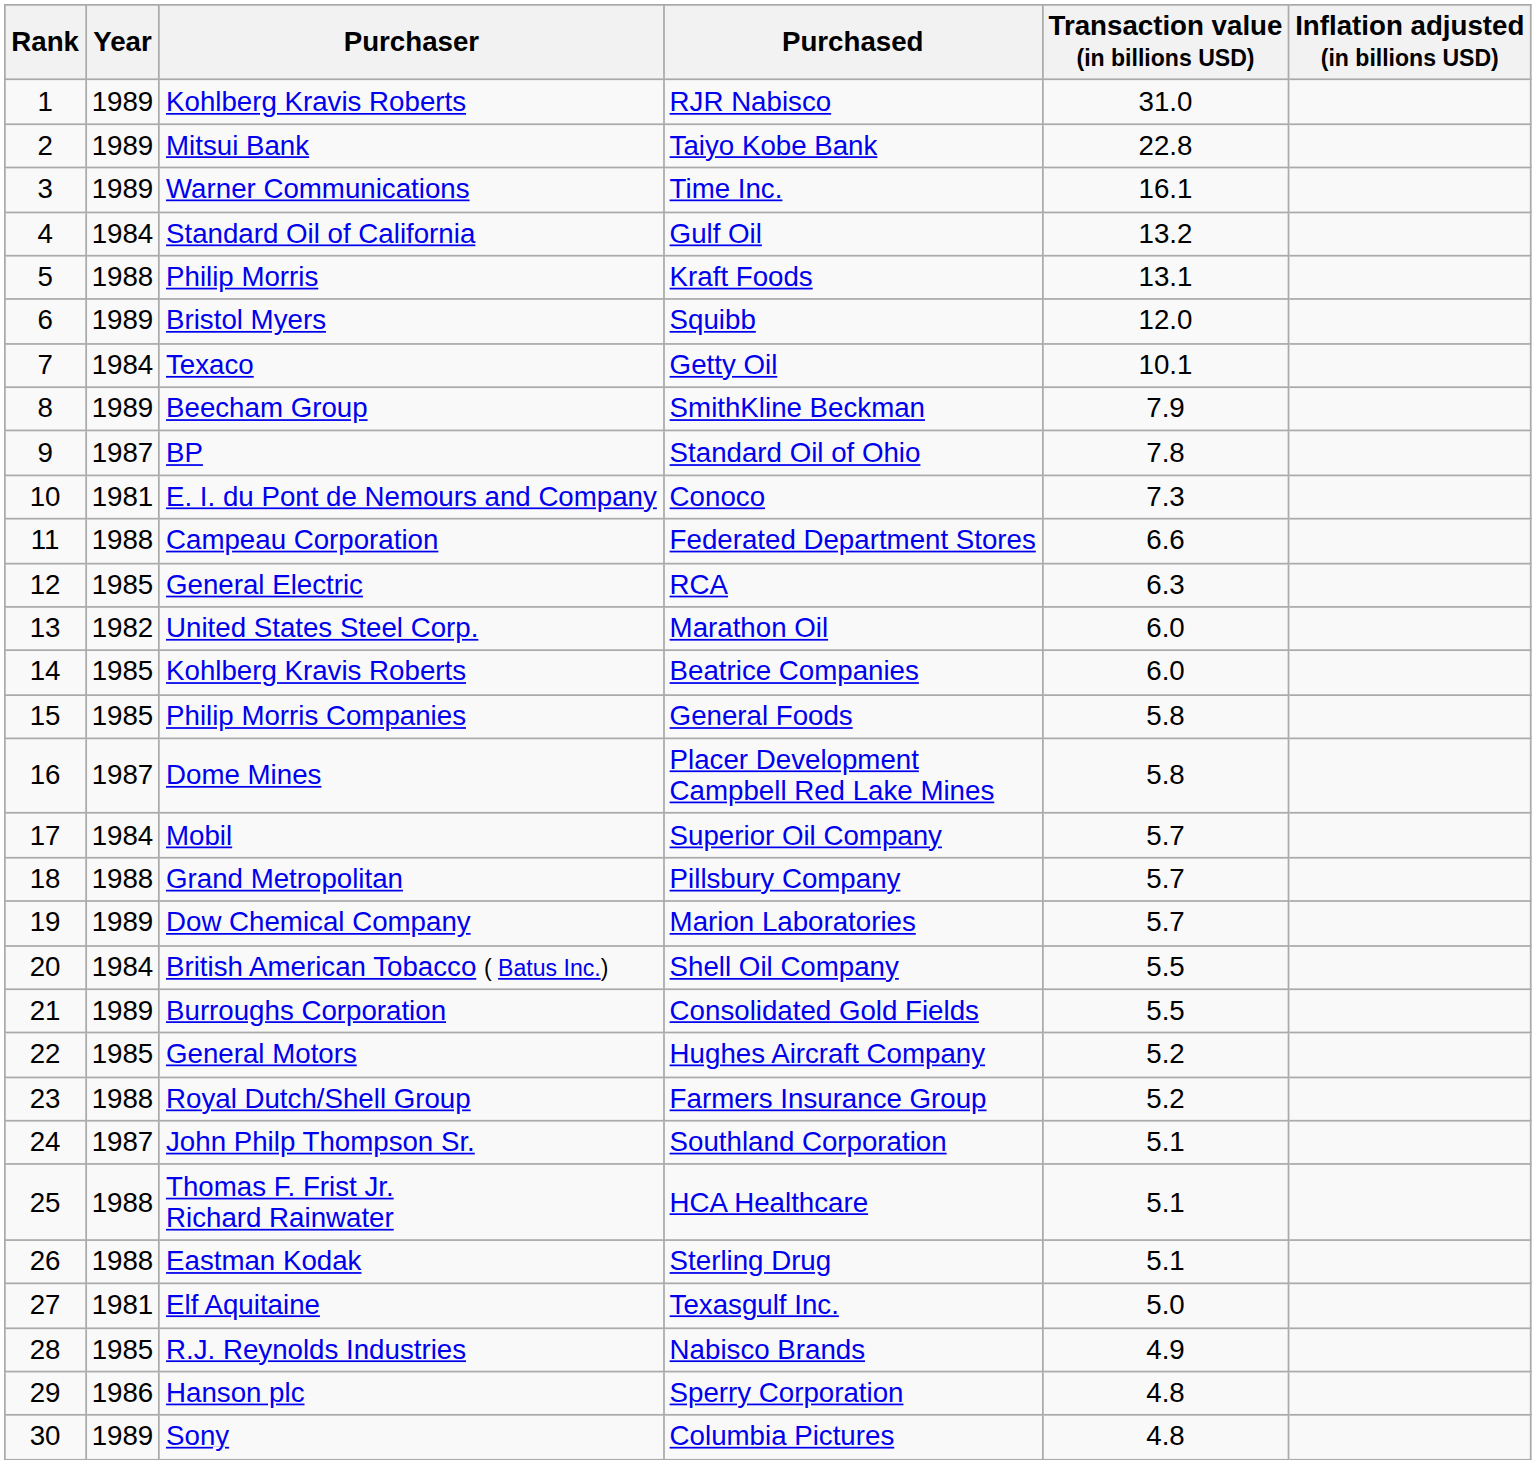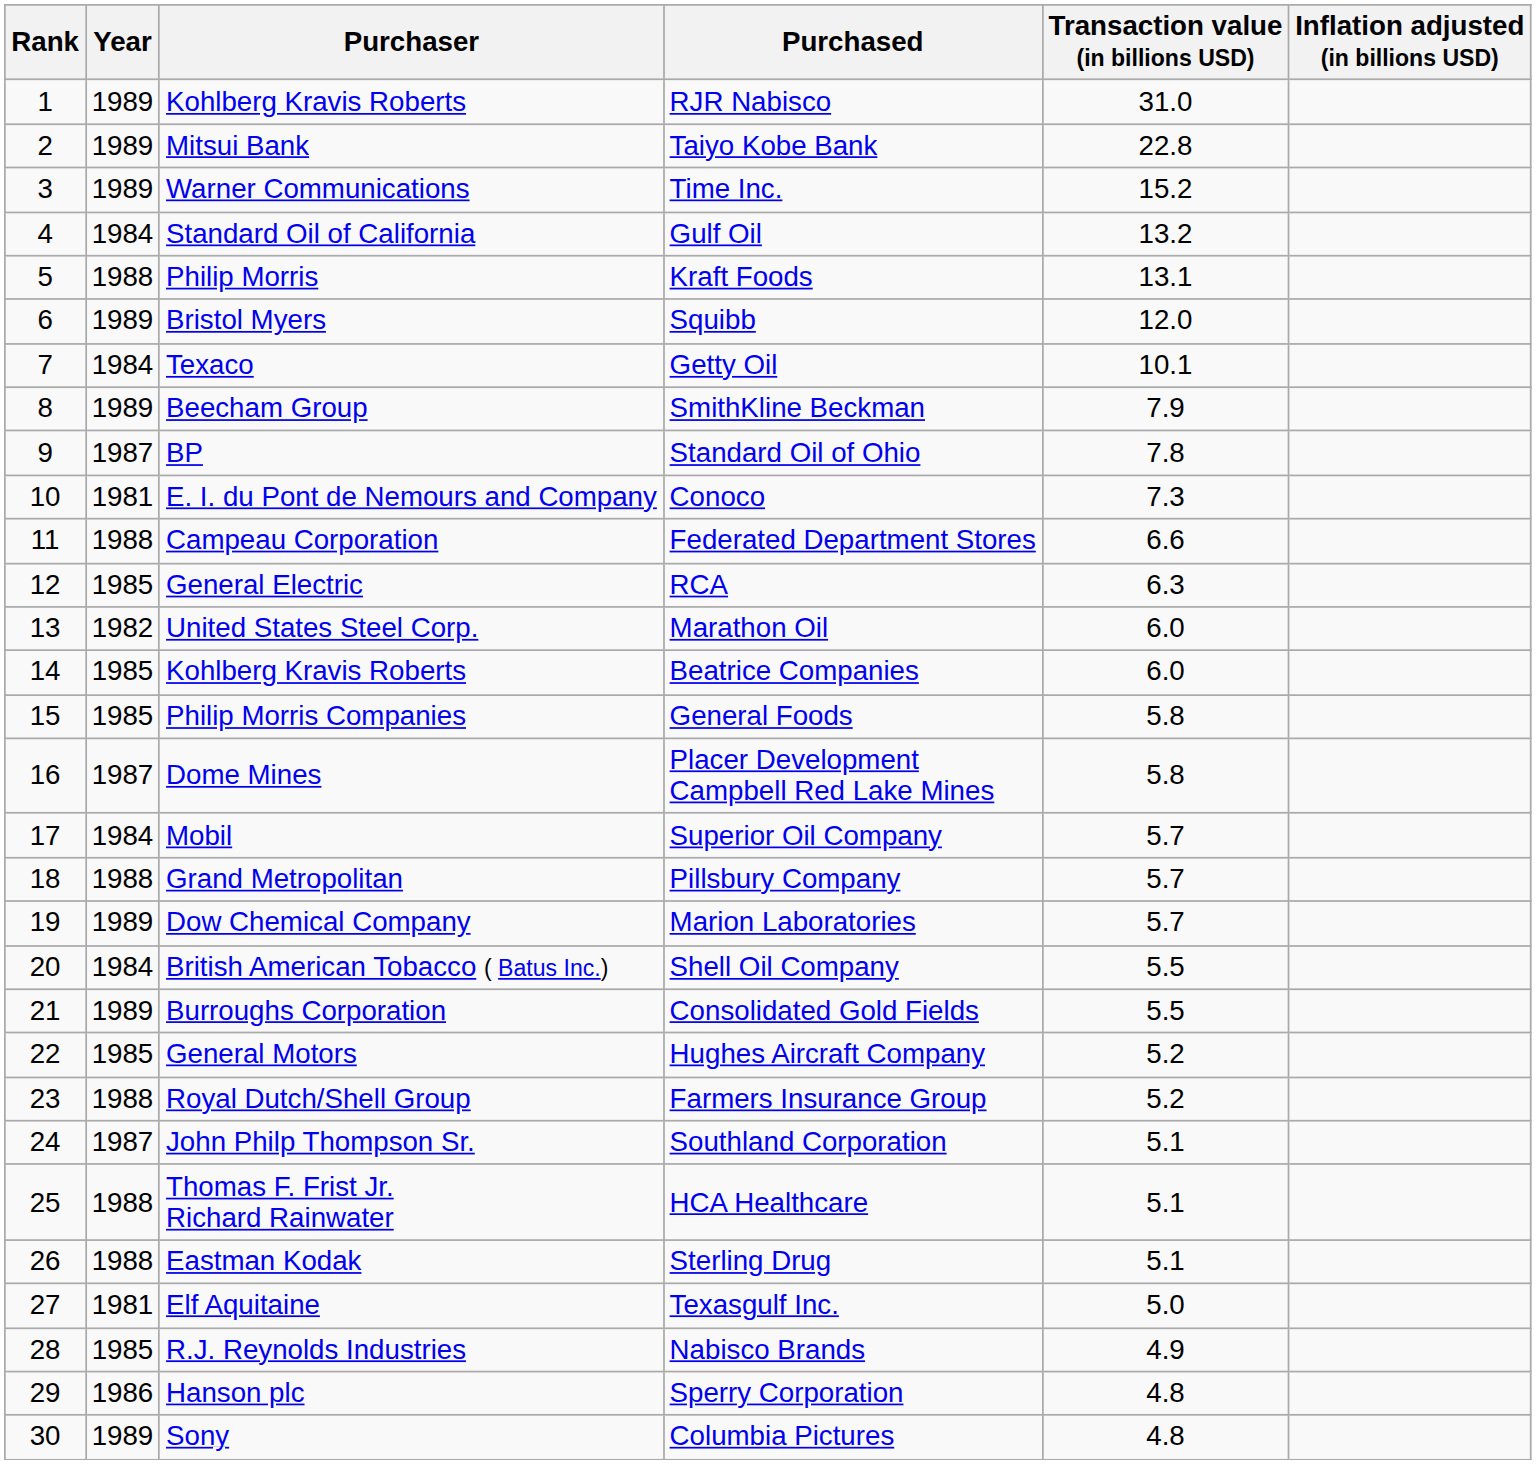(1165, 189) 16.1 -> (1165, 189) 15.2
